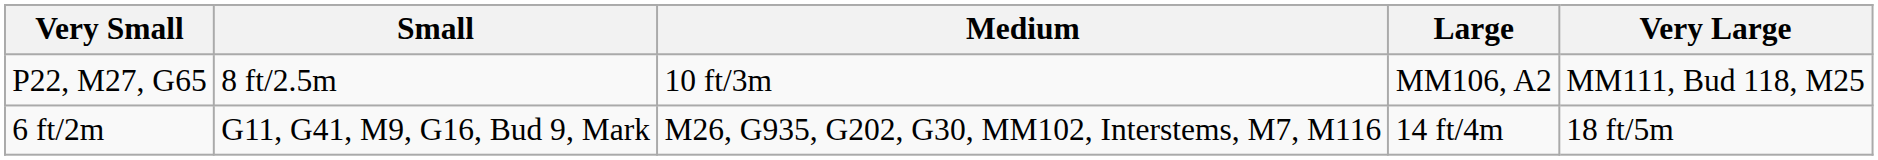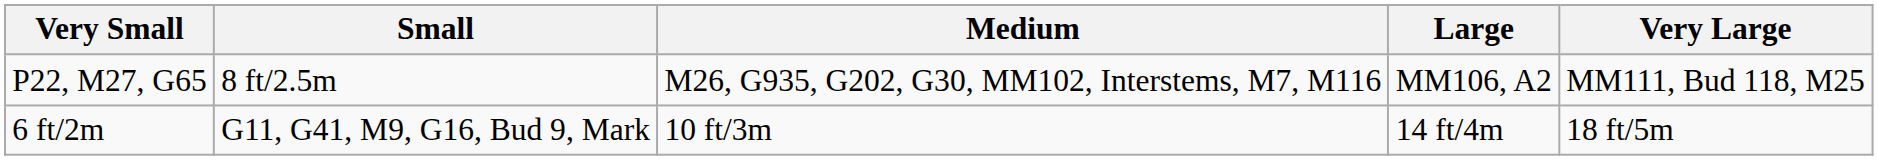(718, 79) 10 ft/3m -> (1023, 79) M26, G935, G202, G30, MM102, Interstems, M7, M116
(1023, 129) M26, G935, G202, G30, MM102, Interstems, M7, M116 -> (718, 129) 10 ft/3m
